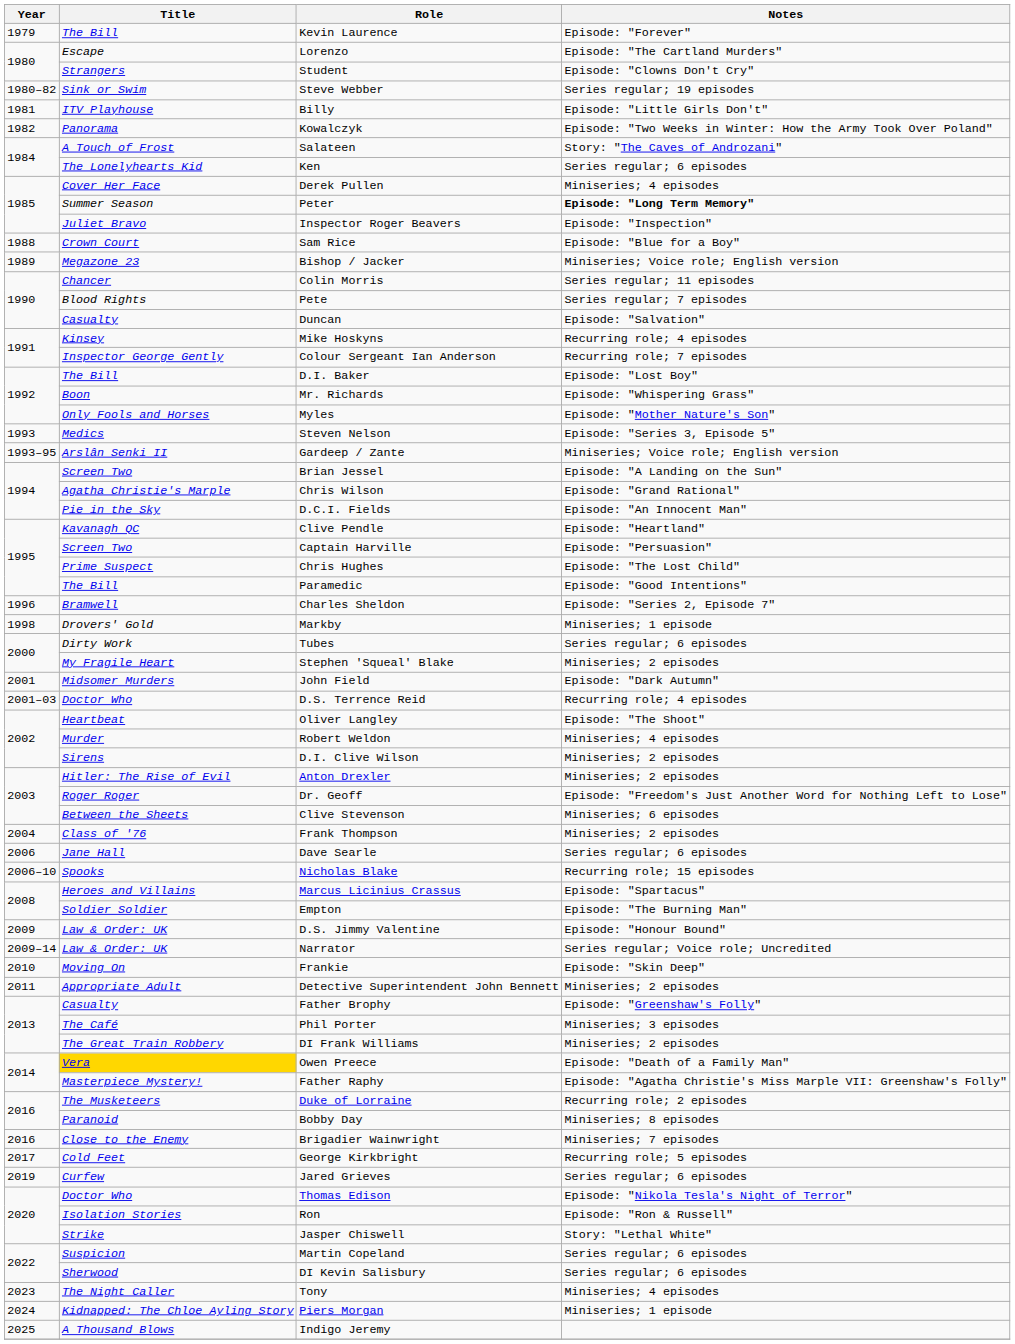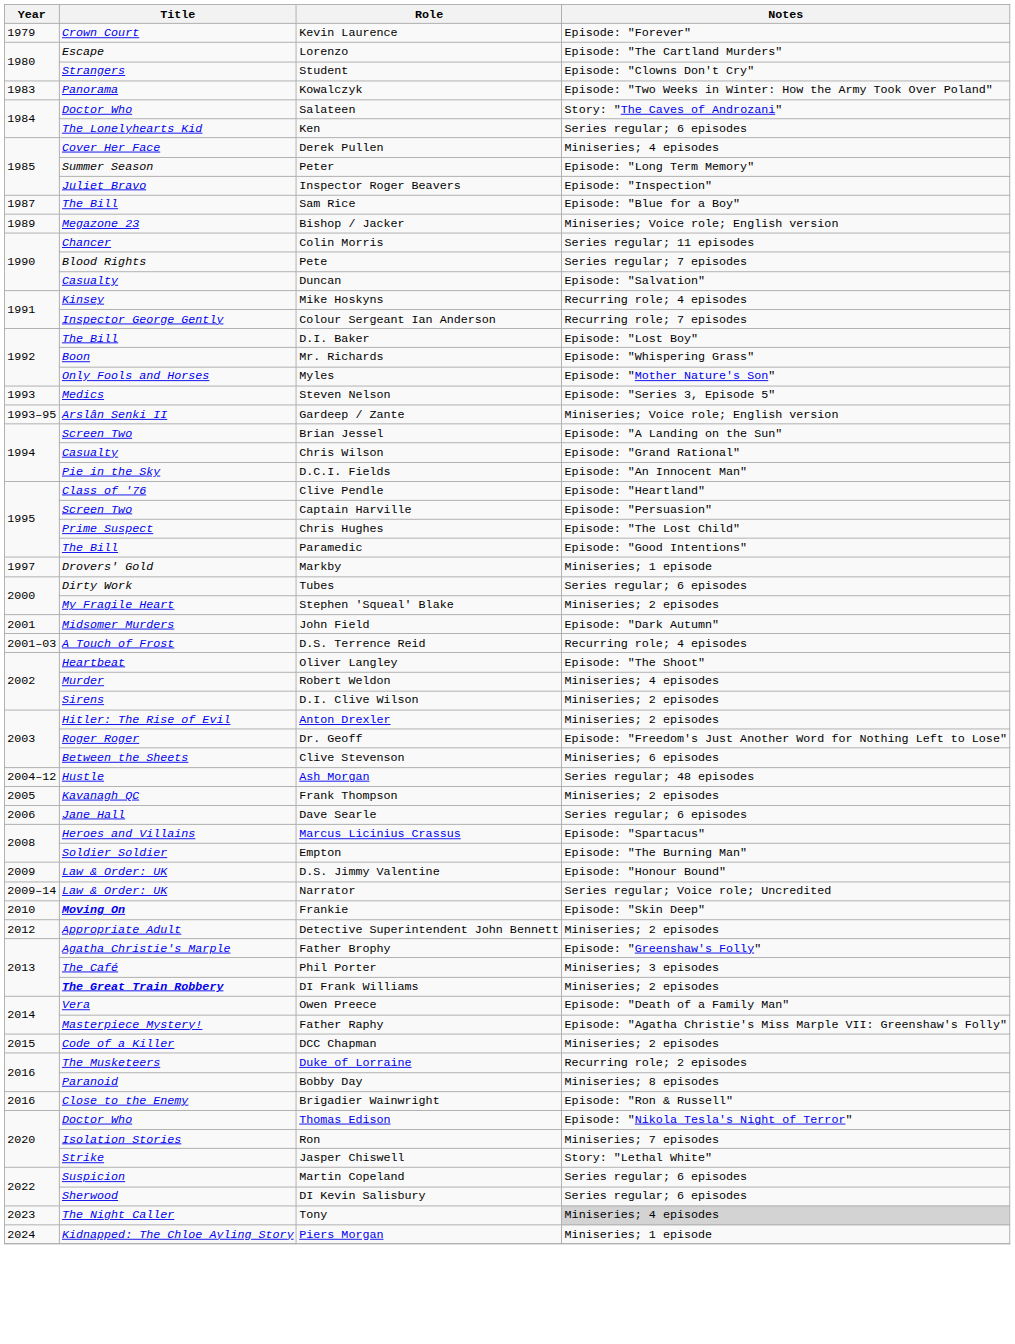(90, 33) The Bill -> (101, 33) Crown Court
- row: (341, 90)
- row: (317, 109)
(21, 128) 1982 -> (21, 90) 1983
(118, 147) A Touch of Frost -> (97, 109) Doctor Who
(659, 205) bold -> (659, 167) normal
(21, 243) 1988 -> (21, 205) 1987
(101, 243) Crown Court -> (90, 205) The Bill
(146, 491) Agatha Christie's Marple -> (90, 453) Casualty
(101, 529) Kavanagh QC -> (104, 491) Class of '76
- row: (352, 605)
(21, 624) 1998 -> (21, 567) 1997
(97, 700) Doctor Who -> (118, 643) A Touch of Frost
+ row: (334, 777)
(21, 834) 2004 -> (21, 796) 2005
(104, 834) Class of '76 -> (101, 796) Kavanagh QC
- row: (348, 872)
(94, 967) normal -> (94, 910) bold
(21, 986) 2011 -> (21, 929) 2012
(90, 1006) Casualty -> (146, 948) Agatha Christie's Marple
(143, 1044) normal -> (143, 986) bold
(76, 1063) gold background -> (76, 1006) no background
+ row: (338, 1044)
(642, 1139) Miniseries; 7 episodes -> (649, 1101) Episode: "Ron & Russell"
- row: (359, 1158)
- row: (345, 1177)
(649, 1215) Episode: "Ron & Russell" -> (642, 1139) Miniseries; 7 episodes
(642, 1292) no background -> (642, 1215) lightgrey background
- row: (345, 1330)
